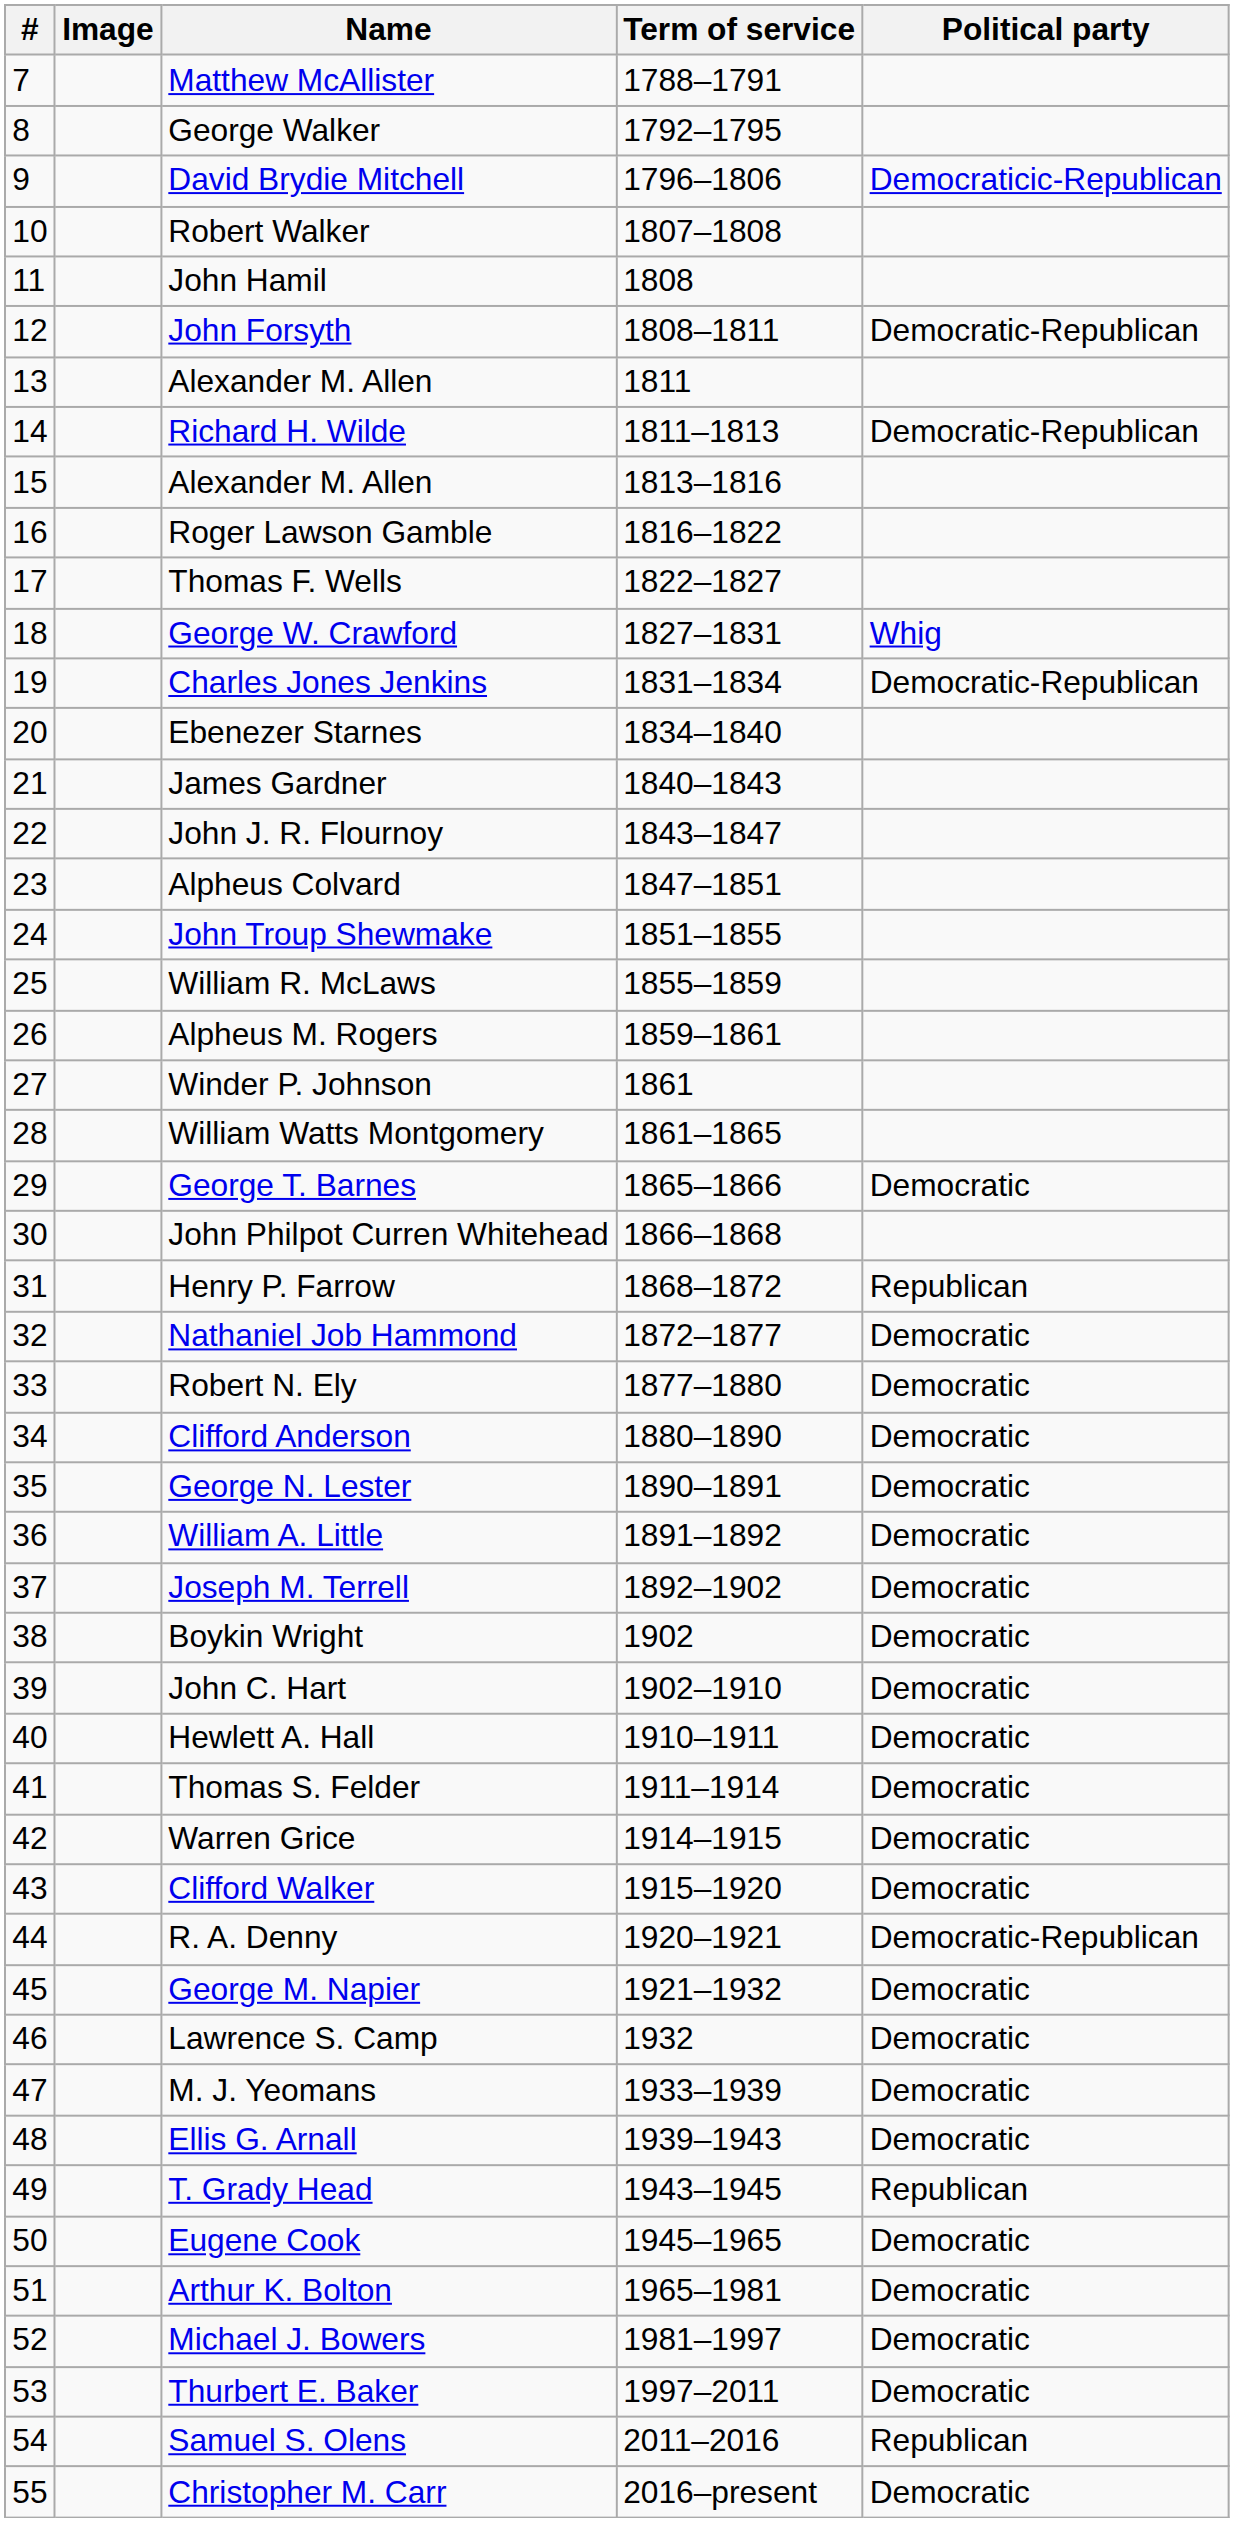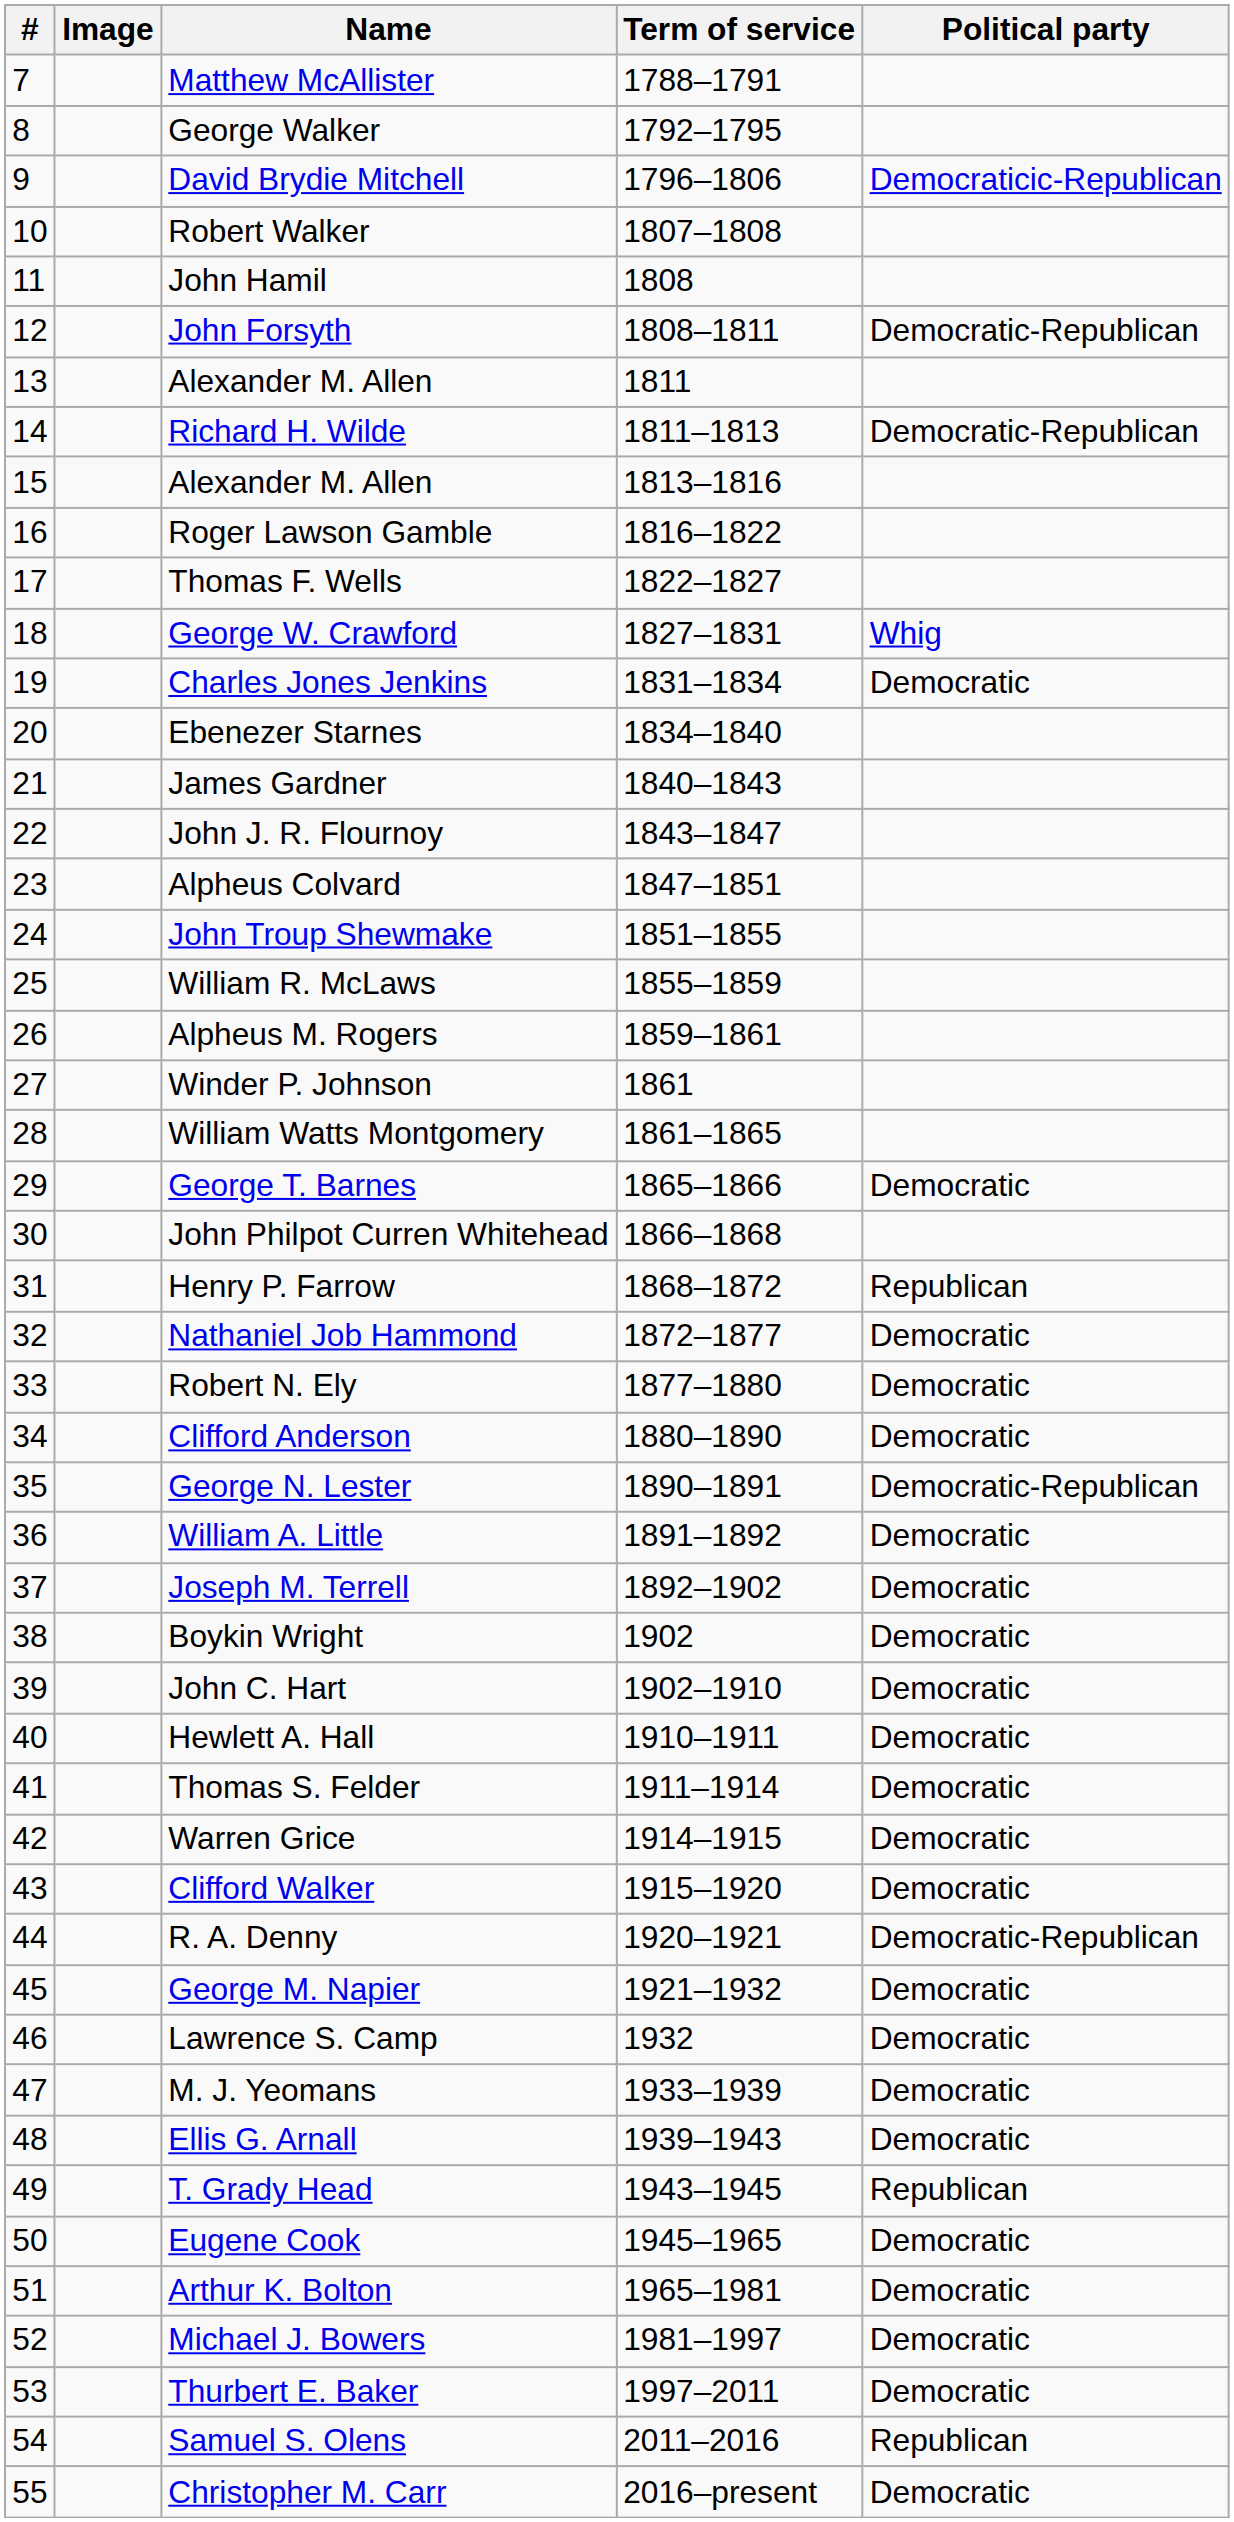(1034, 682) Democratic-Republican -> (950, 682) Democratic
(950, 1486) Democratic -> (1034, 1486) Democratic-Republican
